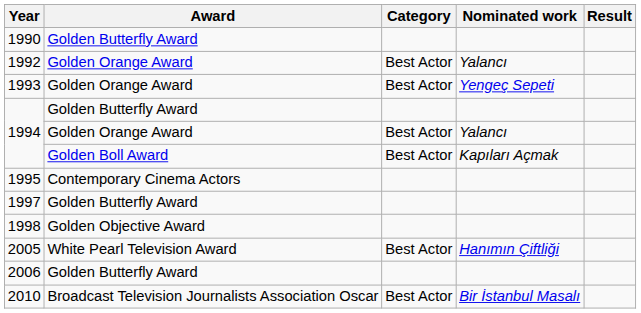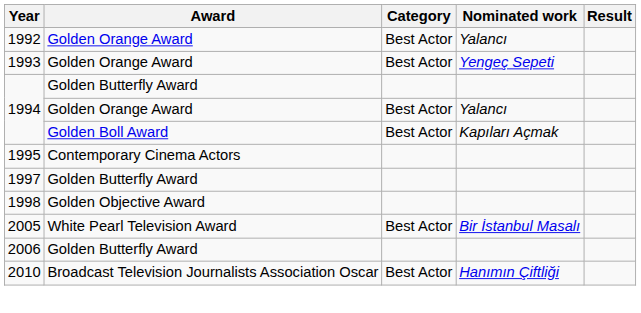- row: (24, 39)
(509, 249) Hanımın Çiftliği -> (520, 226) Bir İstanbul Masalı
(520, 296) Bir İstanbul Masalı -> (509, 272) Hanımın Çiftliği
